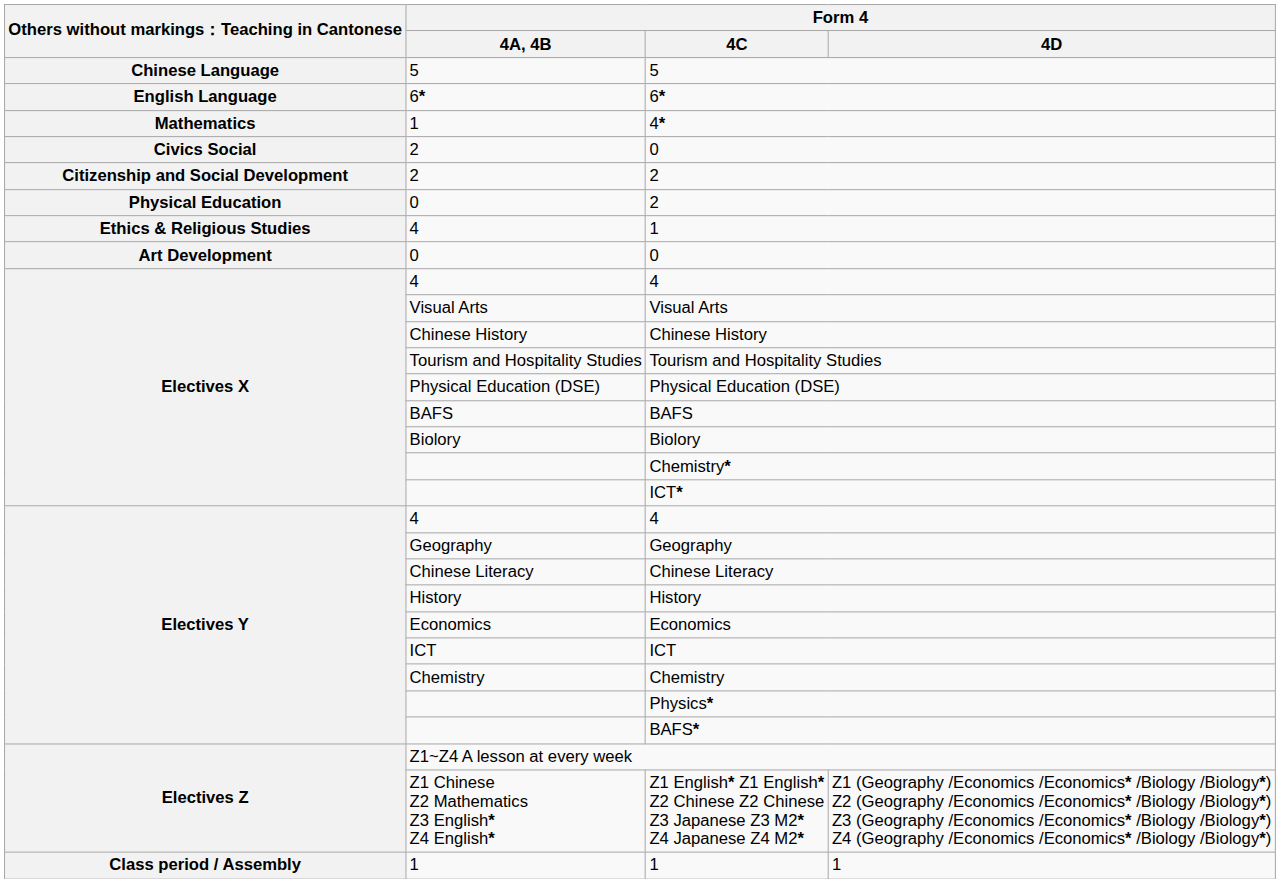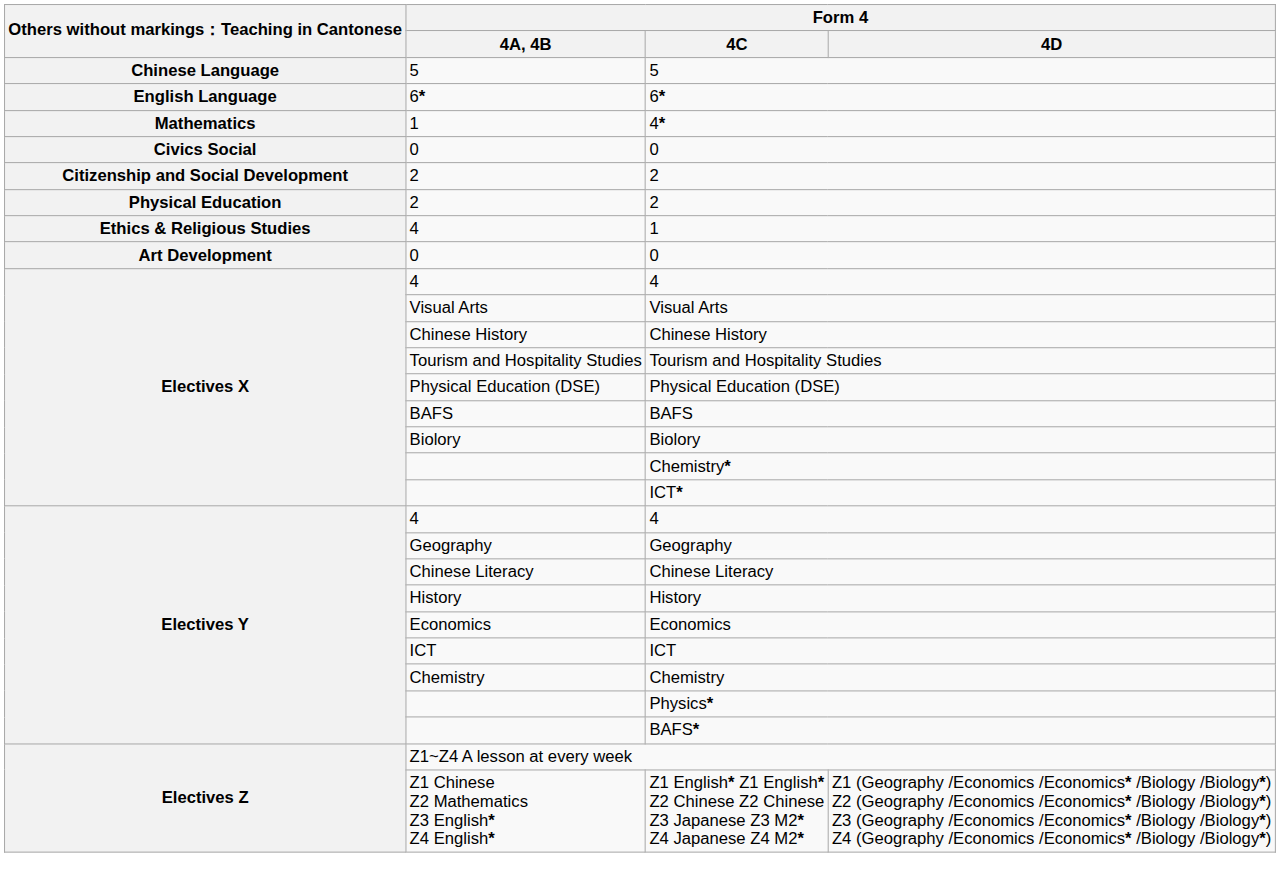(414, 149) 2 -> (414, 149) 0
(414, 202) 0 -> (414, 202) 2
- row: (205, 865)
